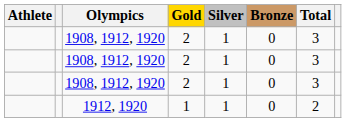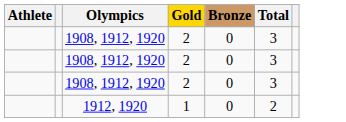- column: (226, 15)
